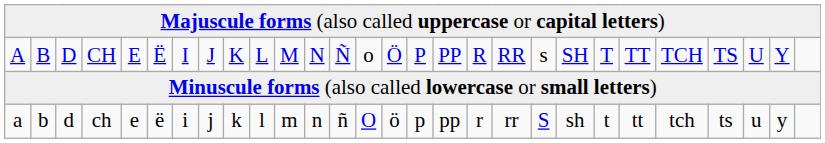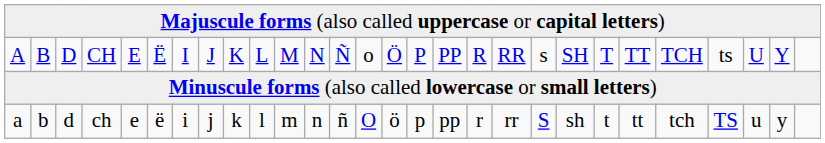(726, 54) TS -> (726, 54) ts
(726, 120) ts -> (726, 120) TS
